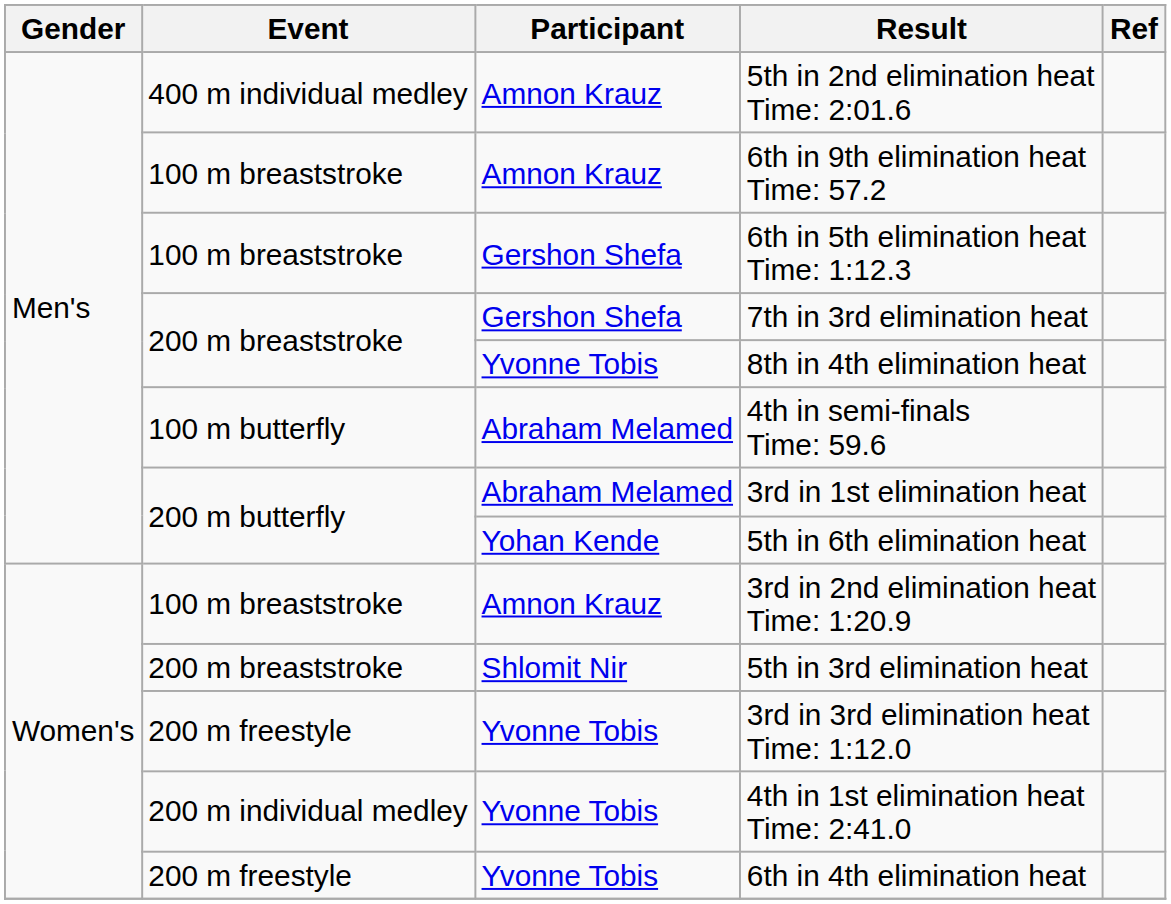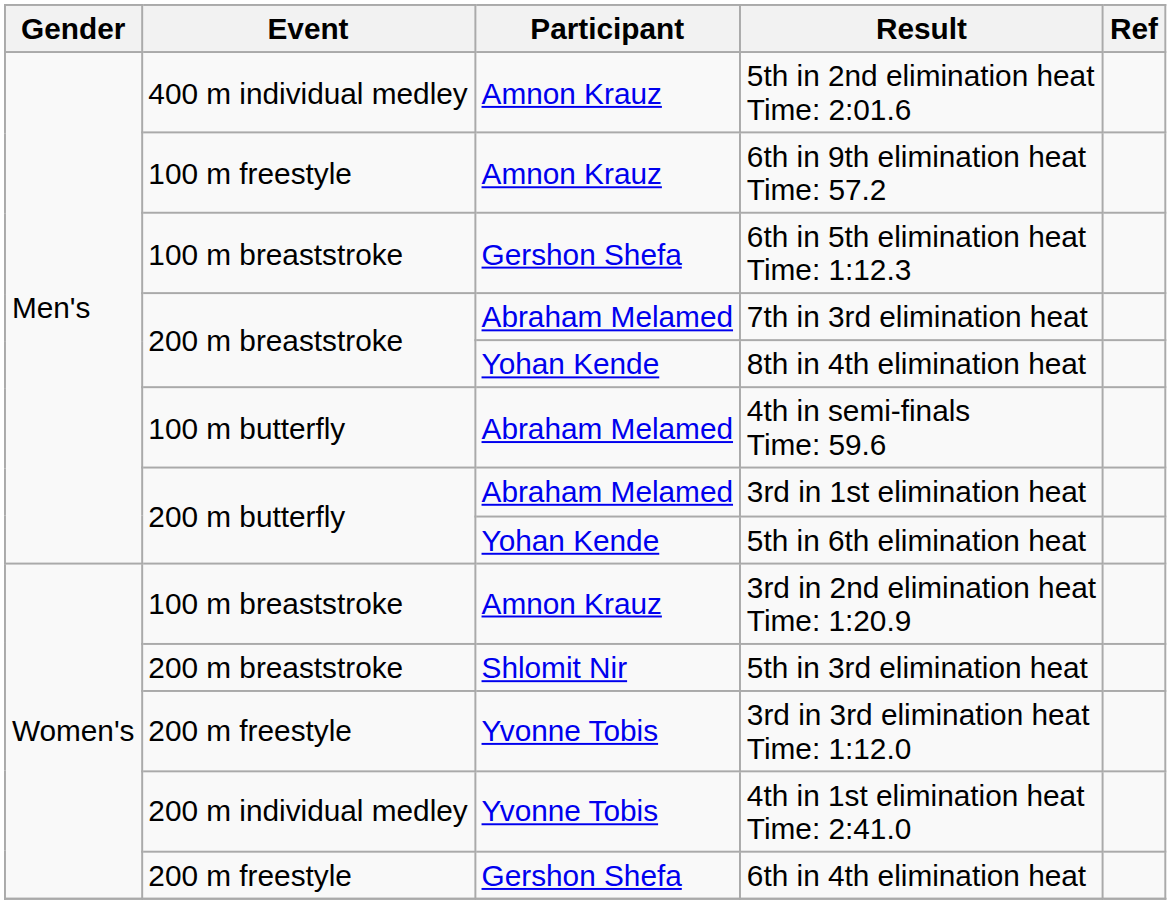(276, 173) 100 m breaststroke -> (250, 173) 100 m freestyle
(582, 317) Gershon Shefa -> (607, 317) Abraham Melamed
(570, 365) Yvonne Tobis -> (570, 365) Yohan Kende
(570, 875) Yvonne Tobis -> (582, 875) Gershon Shefa
